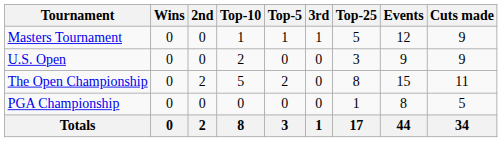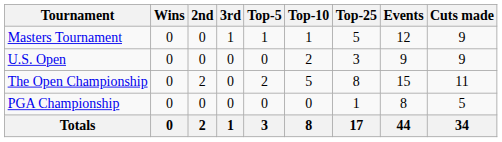columns swapped: (319, 15) <-> (241, 15)
